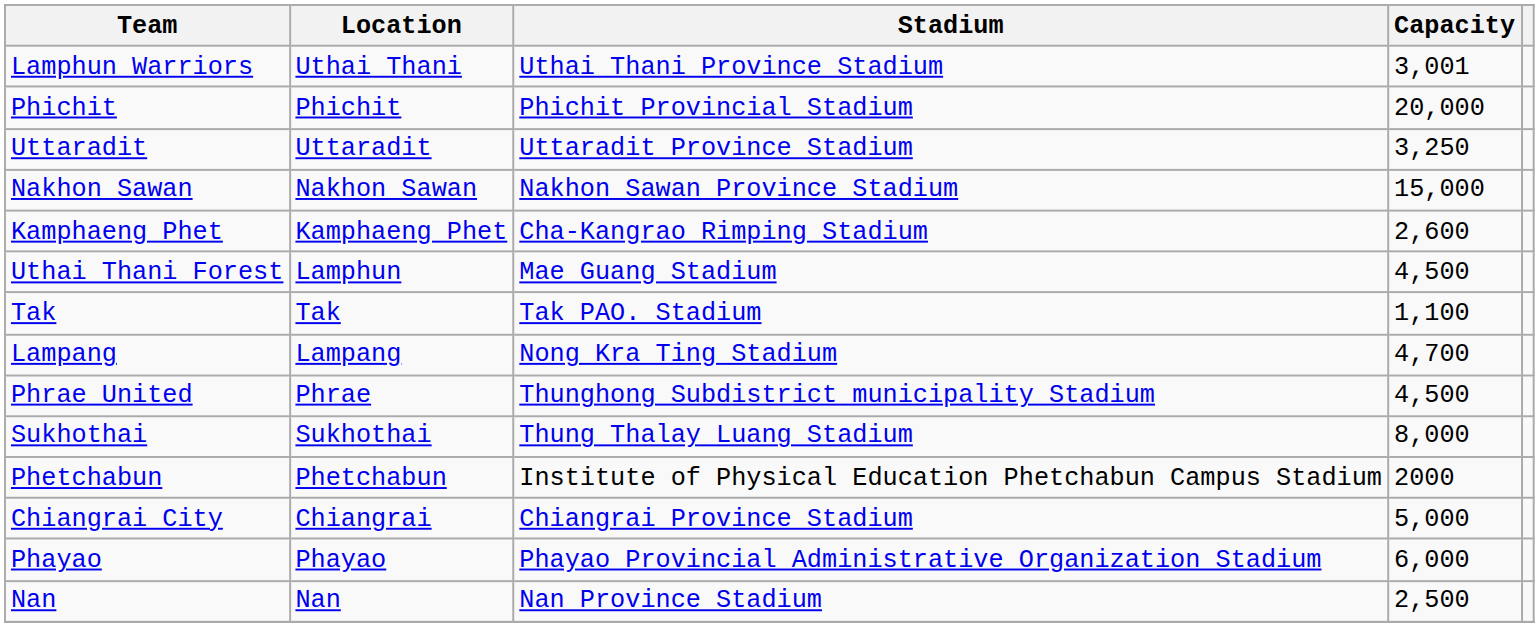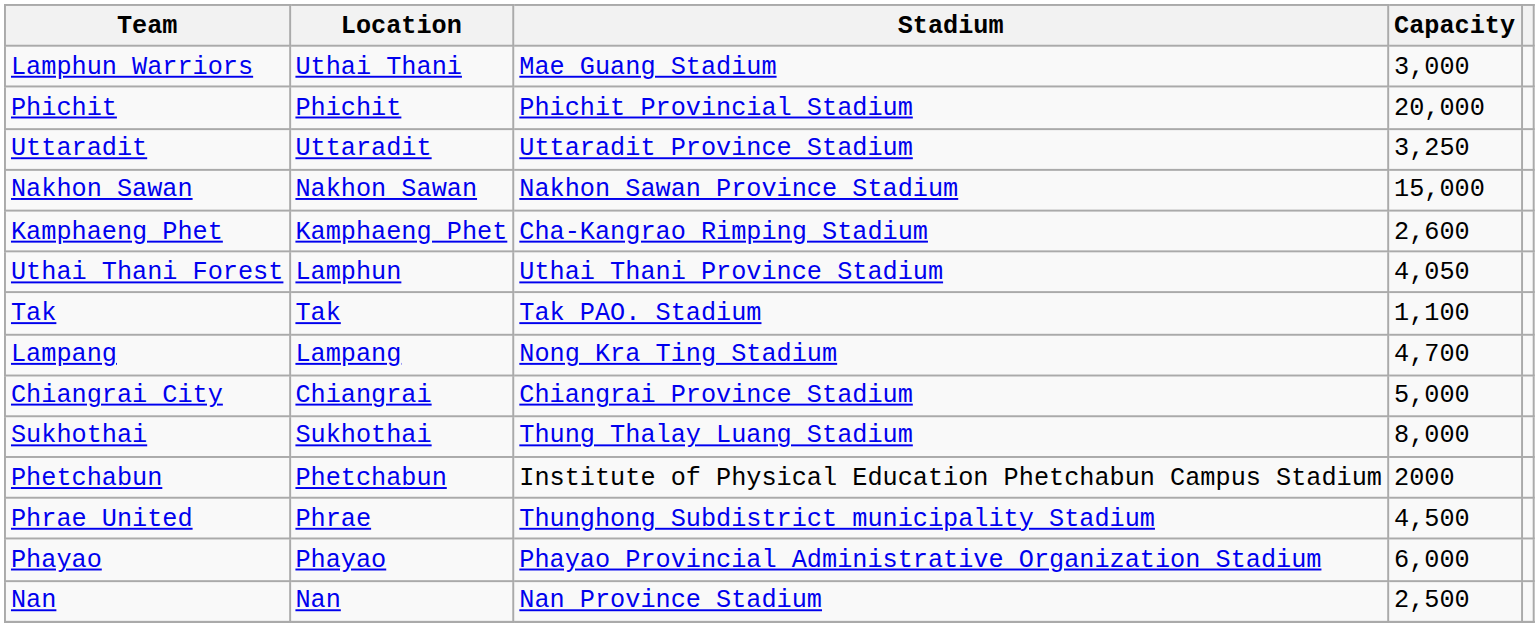(731, 67) Uthai Thani Province Stadium -> (648, 67) Mae Guang Stadium
(1432, 67) 3,001 -> (1432, 67) 3,000
(648, 272) Mae Guang Stadium -> (731, 272) Uthai Thani Province Stadium
(1432, 272) 4,500 -> (1432, 272) 4,050
rows swapped: (102, 395) <-> (117, 519)
